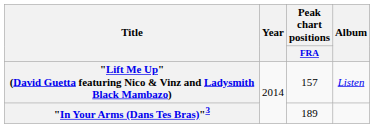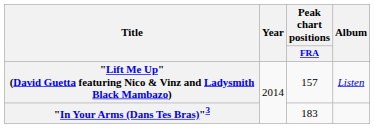(309, 113) 189 -> (309, 113) 183
